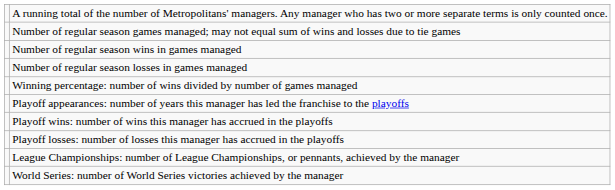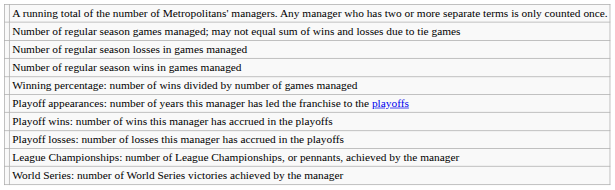rows swapped: (127, 49) <-> (130, 67)
